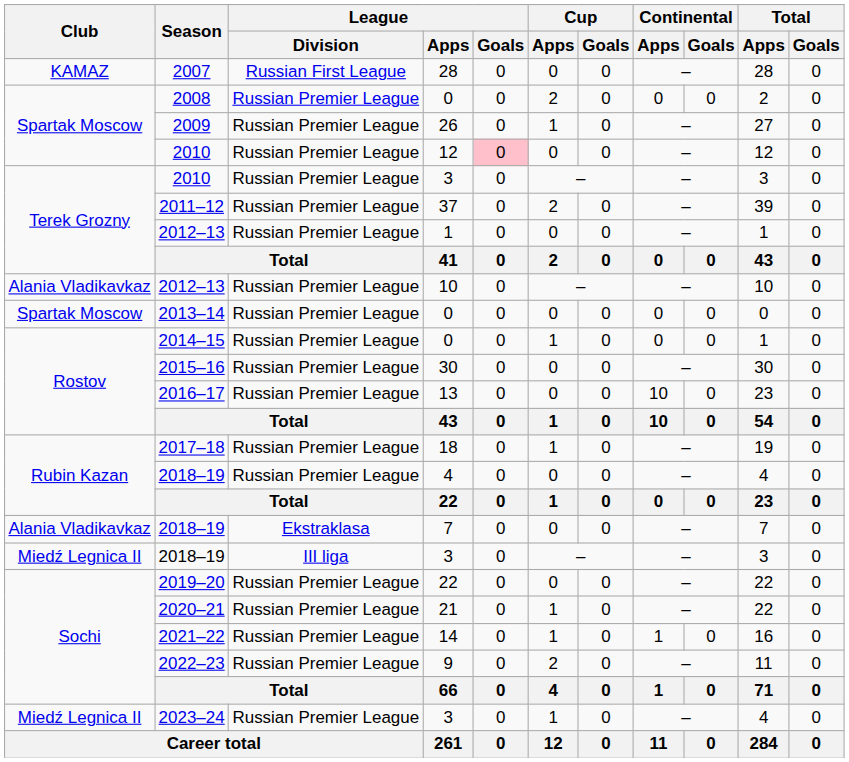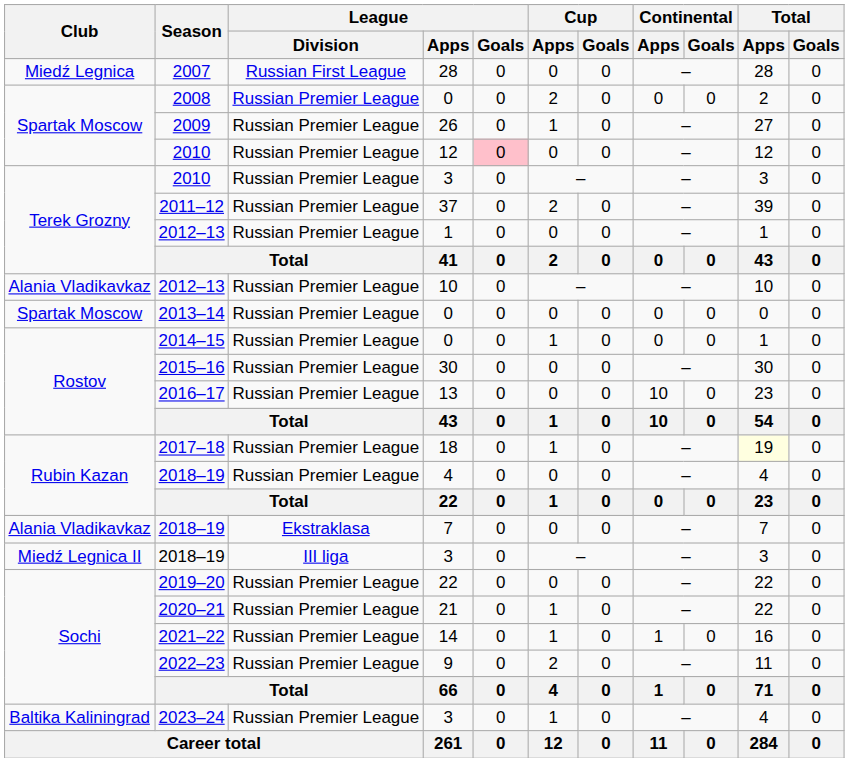(80, 71) KAMAZ -> (80, 71) Miedź Legnica
(764, 448) no background -> (764, 448) lightyellow background
(80, 717) Miedź Legnica II -> (80, 717) Baltika Kaliningrad
